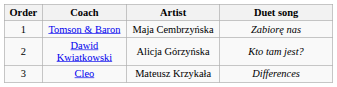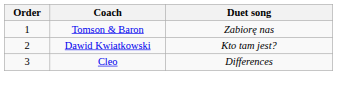- column: (173, 12)
